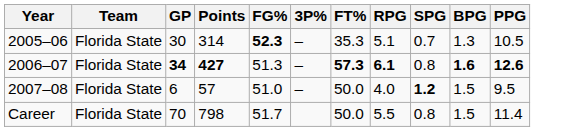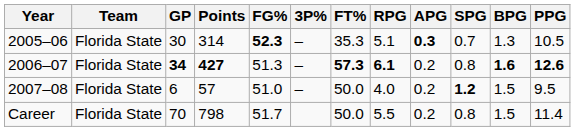+ column: (430, 16)
